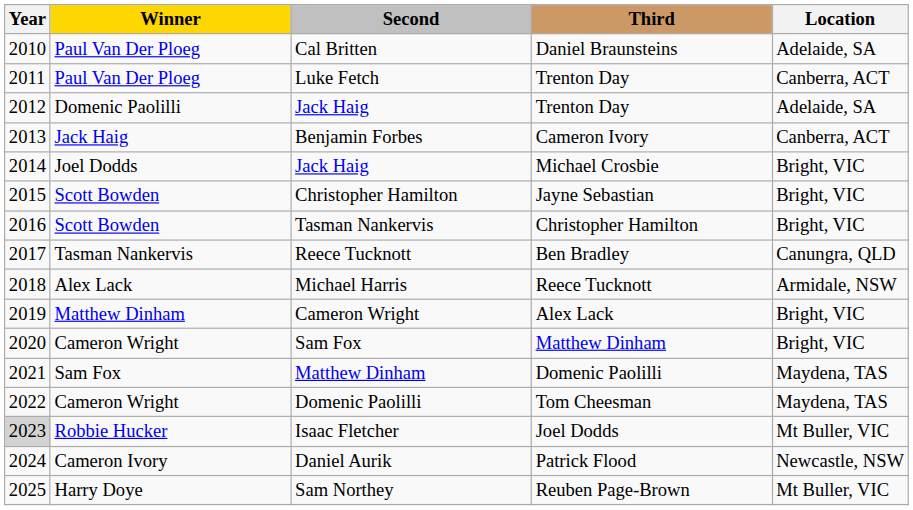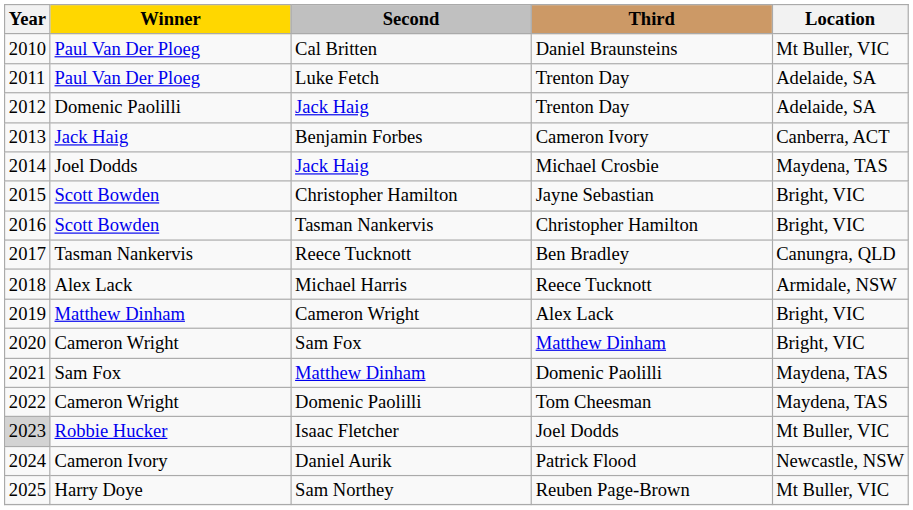(826, 48) Adelaide, SA -> (833, 48) Mt Buller, VIC
(833, 78) Canberra, ACT -> (826, 78) Adelaide, SA
(820, 166) Bright, VIC -> (832, 166) Maydena, TAS
